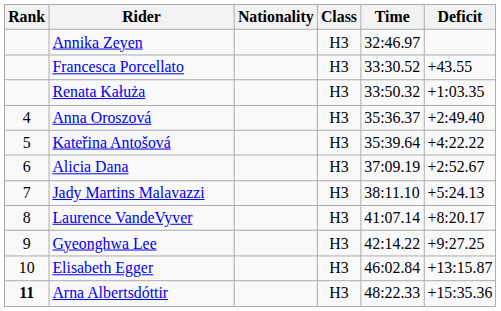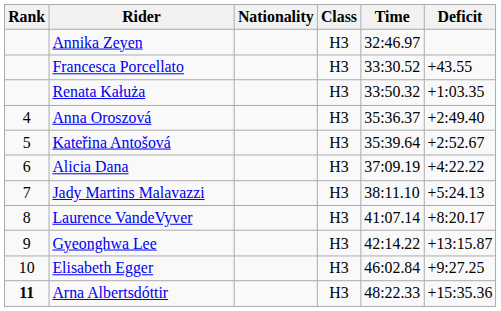(456, 142) +4:22.22 -> (456, 142) +2:52.67
(456, 167) +2:52.67 -> (456, 167) +4:22.22
(456, 243) +9:27.25 -> (460, 243) +13:15.87
(460, 268) +13:15.87 -> (456, 268) +9:27.25
